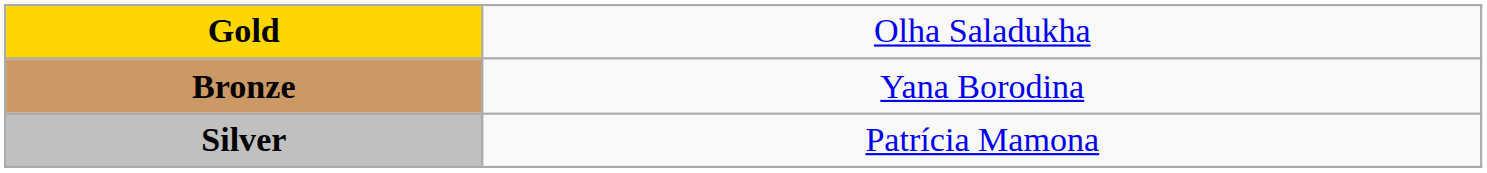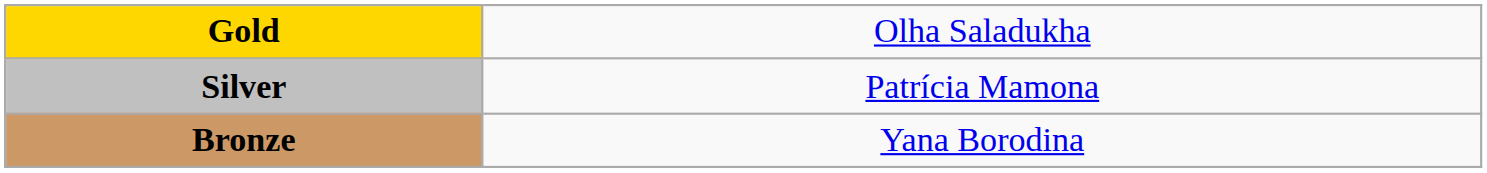rows swapped: (244, 139) <-> (244, 85)
